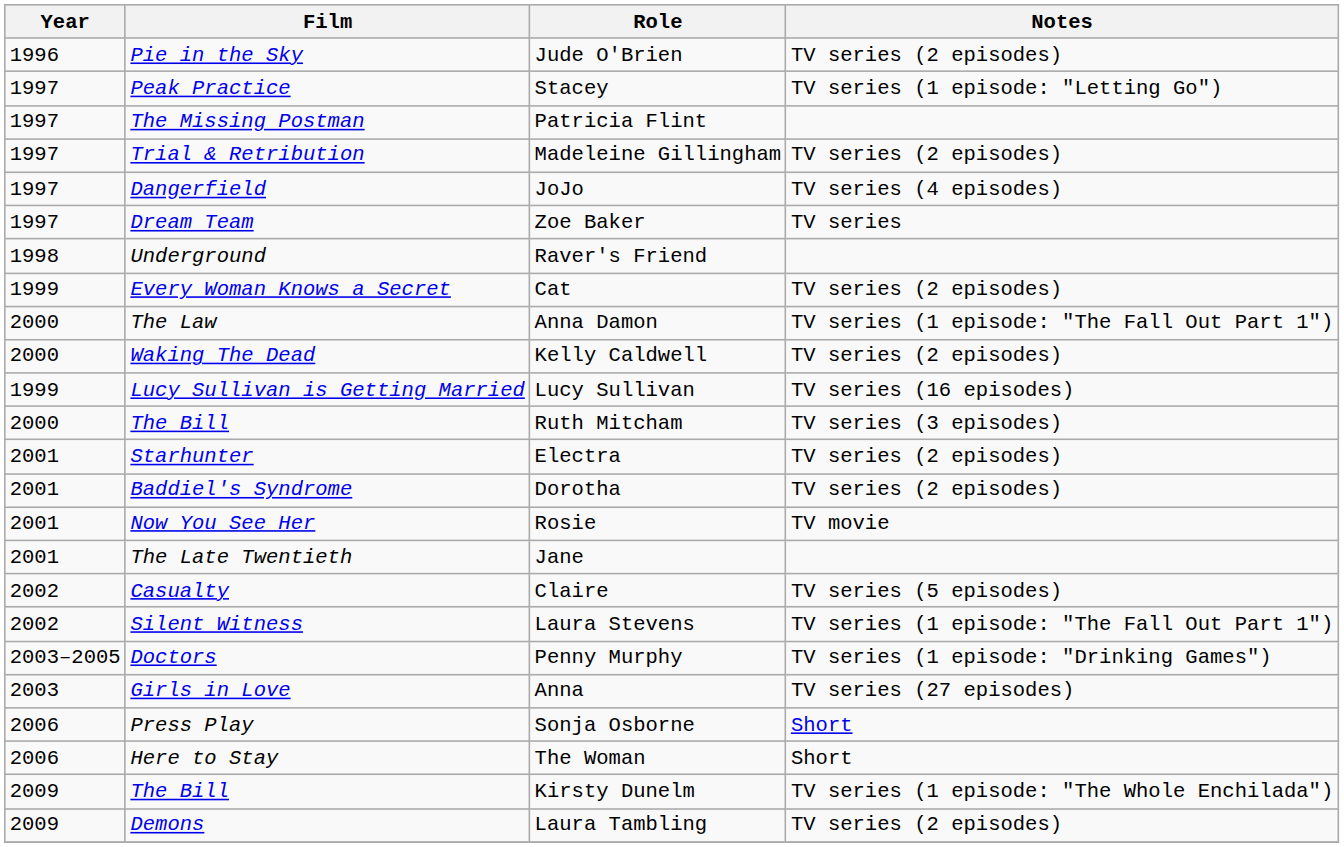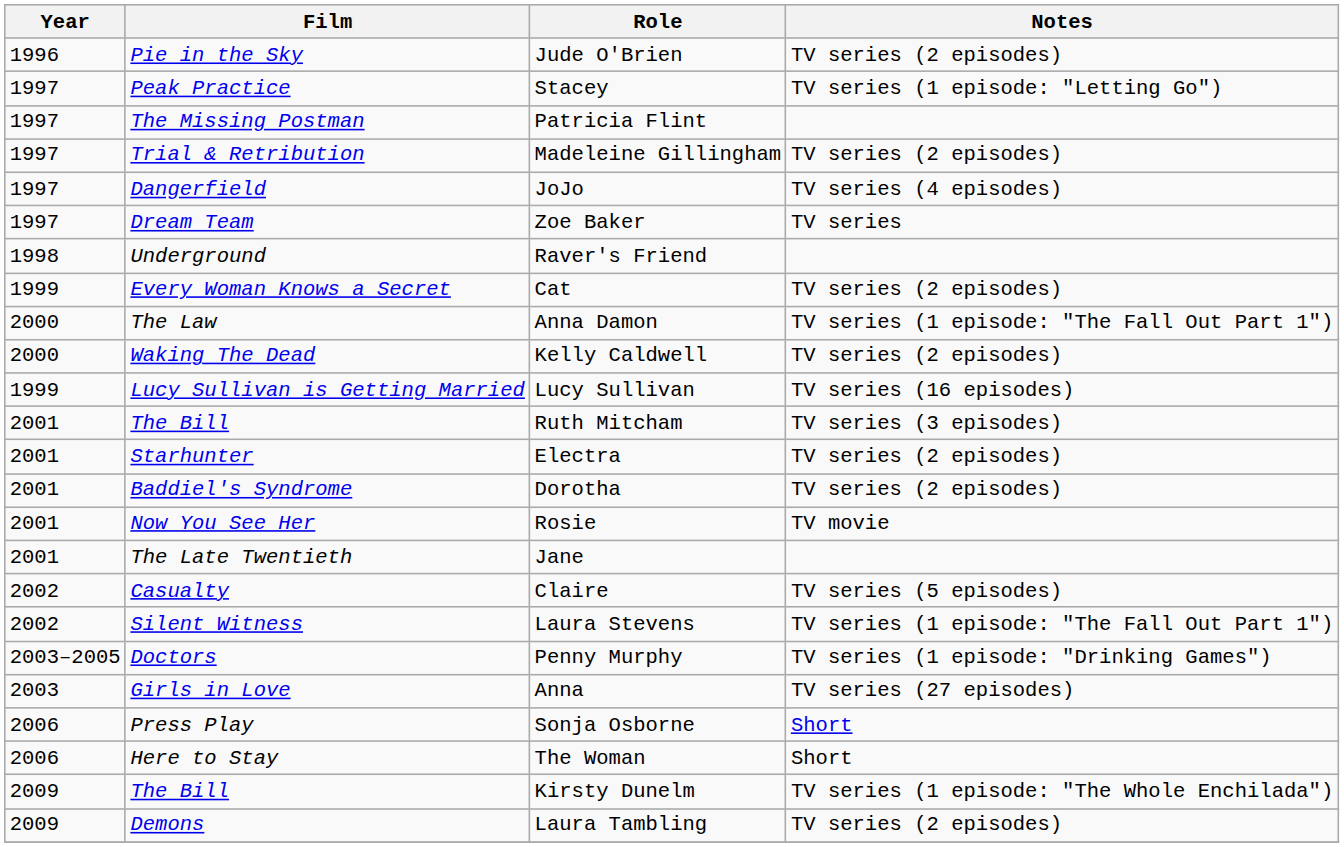(34, 423) 2000 -> (34, 423) 2001
